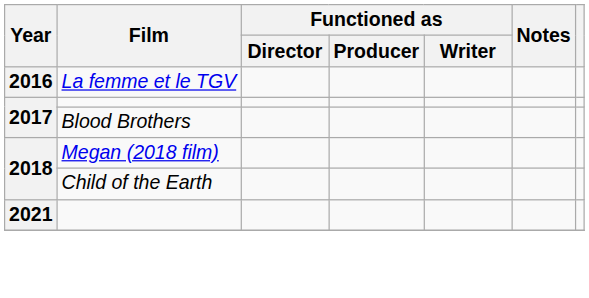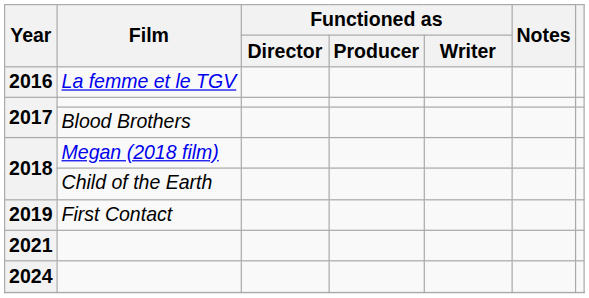+ row: (31, 214)
+ row: (31, 276)
